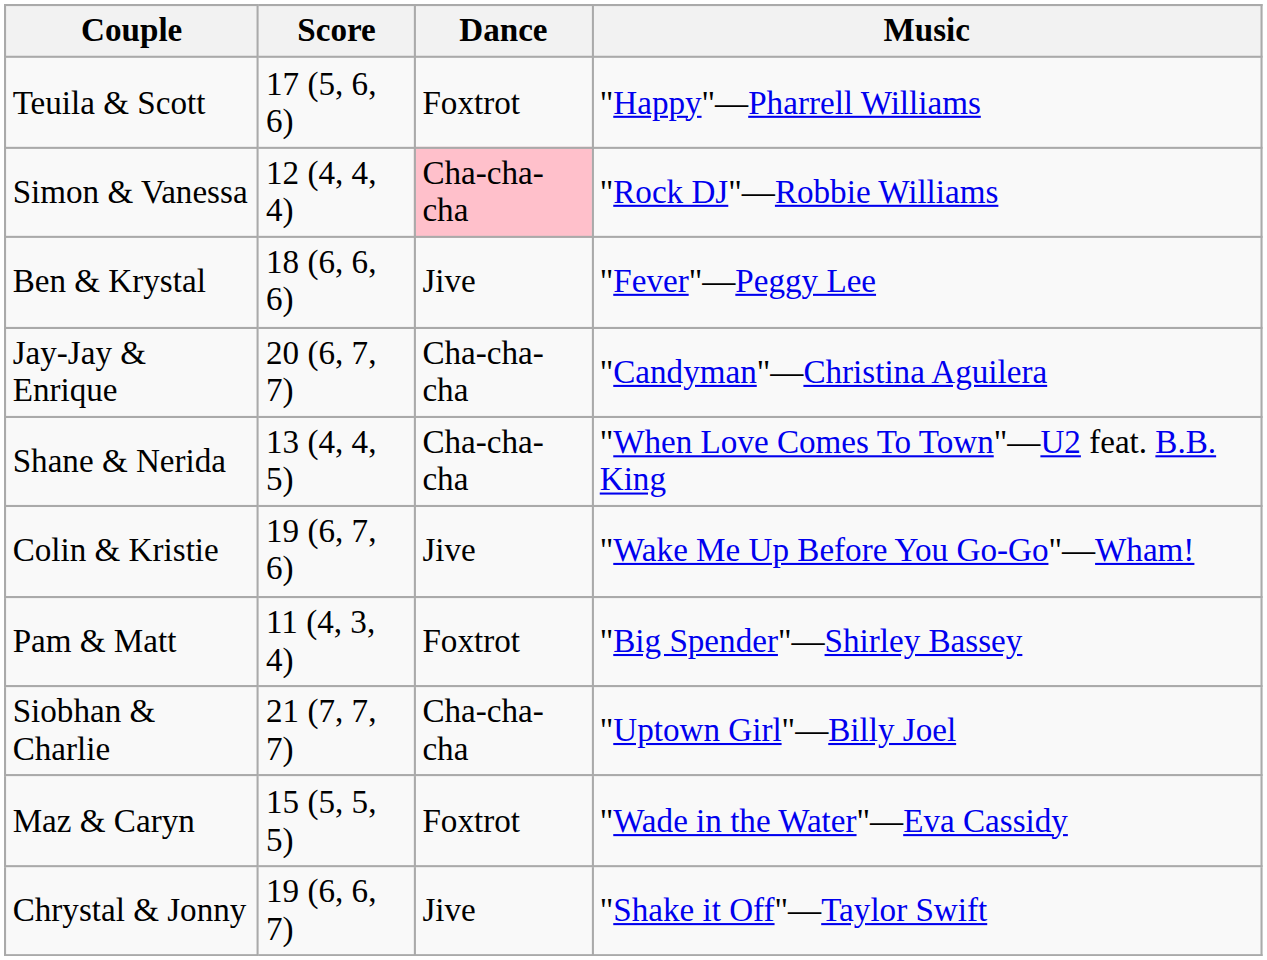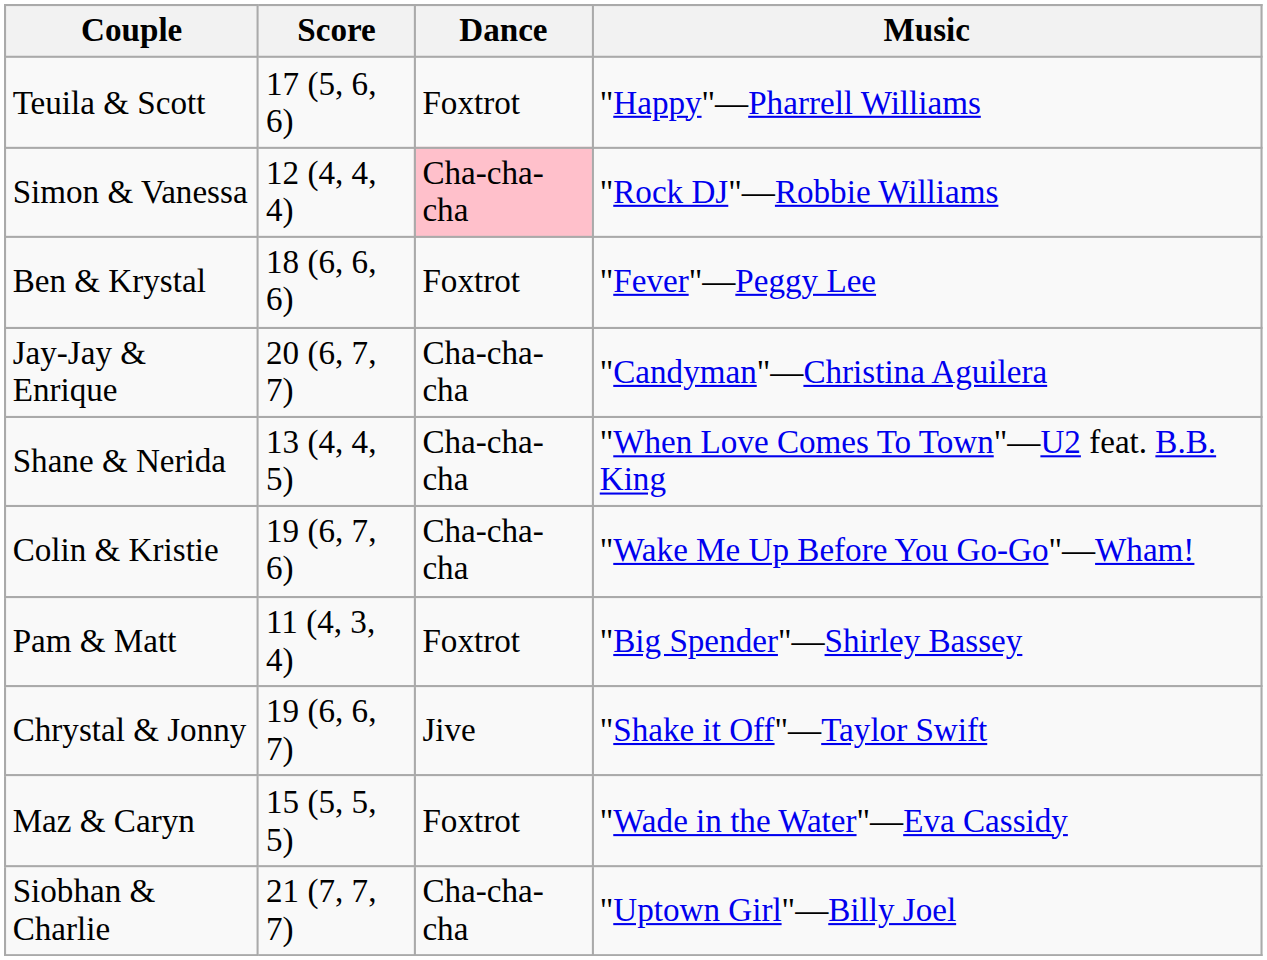(449, 281) Jive -> (471, 281) Foxtrot
(449, 550) Jive -> (483, 550) Cha-cha-cha
rows swapped: (84, 730) <-> (130, 909)
